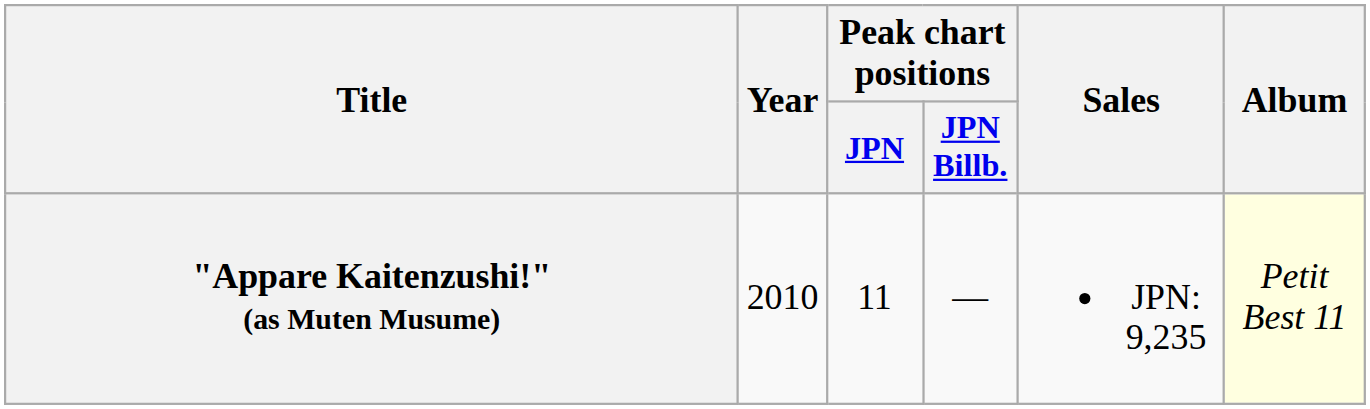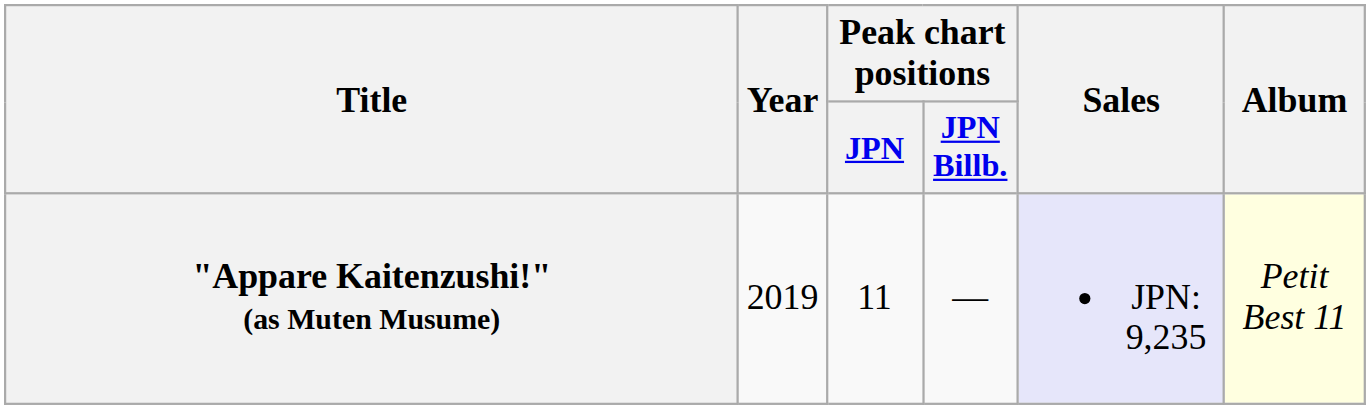(783, 297) 2010 -> (783, 297) 2019
(1121, 318) no background -> (1121, 318) lavender background
